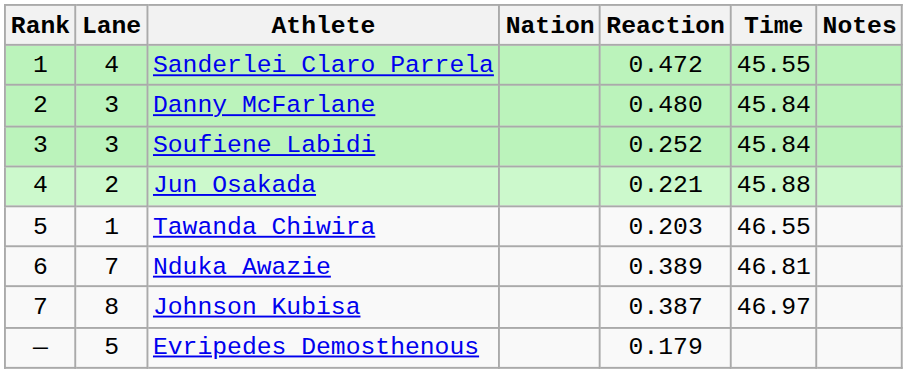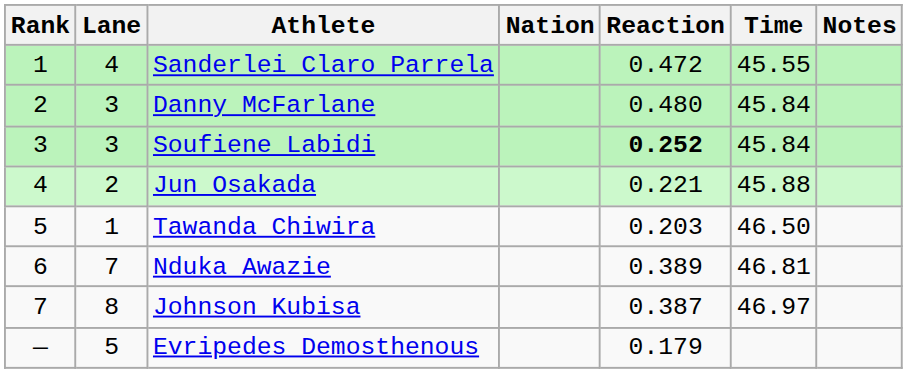(666, 146) normal -> (666, 146) bold
(774, 226) 46.55 -> (774, 226) 46.50
